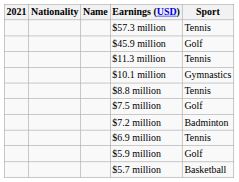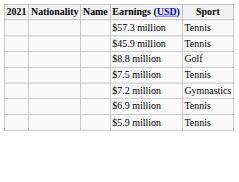(194, 43) Golf -> (198, 43) Tennis
- row: (139, 59)
- row: (139, 75)
(198, 91) Tennis -> (194, 59) Golf
(194, 106) Golf -> (198, 75) Tennis
(206, 122) Badminton -> (208, 91) Gymnastics
(194, 153) Golf -> (198, 122) Tennis
- row: (137, 169)
